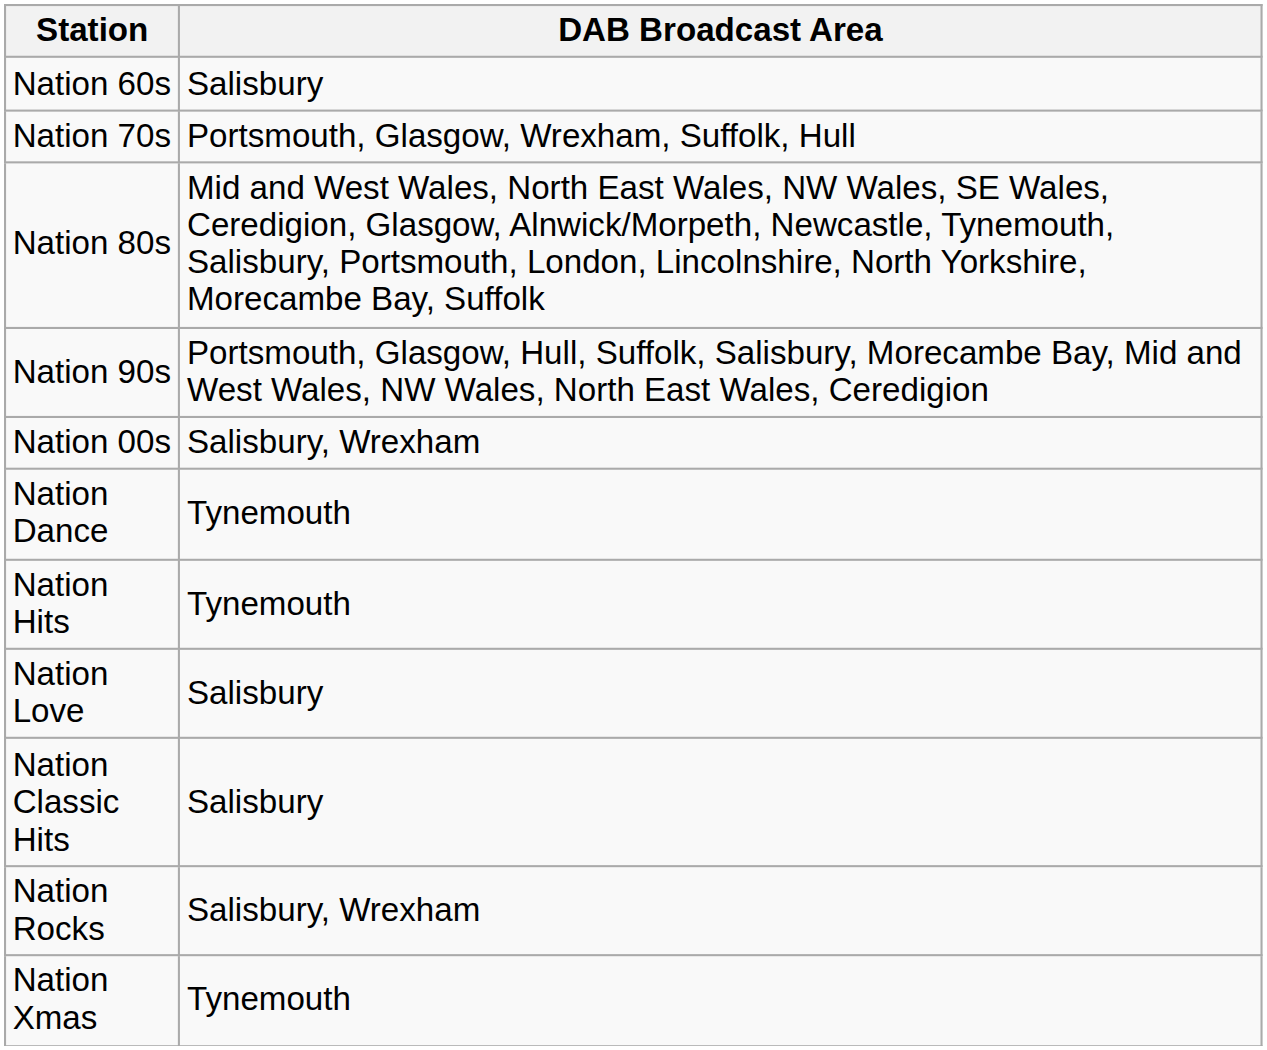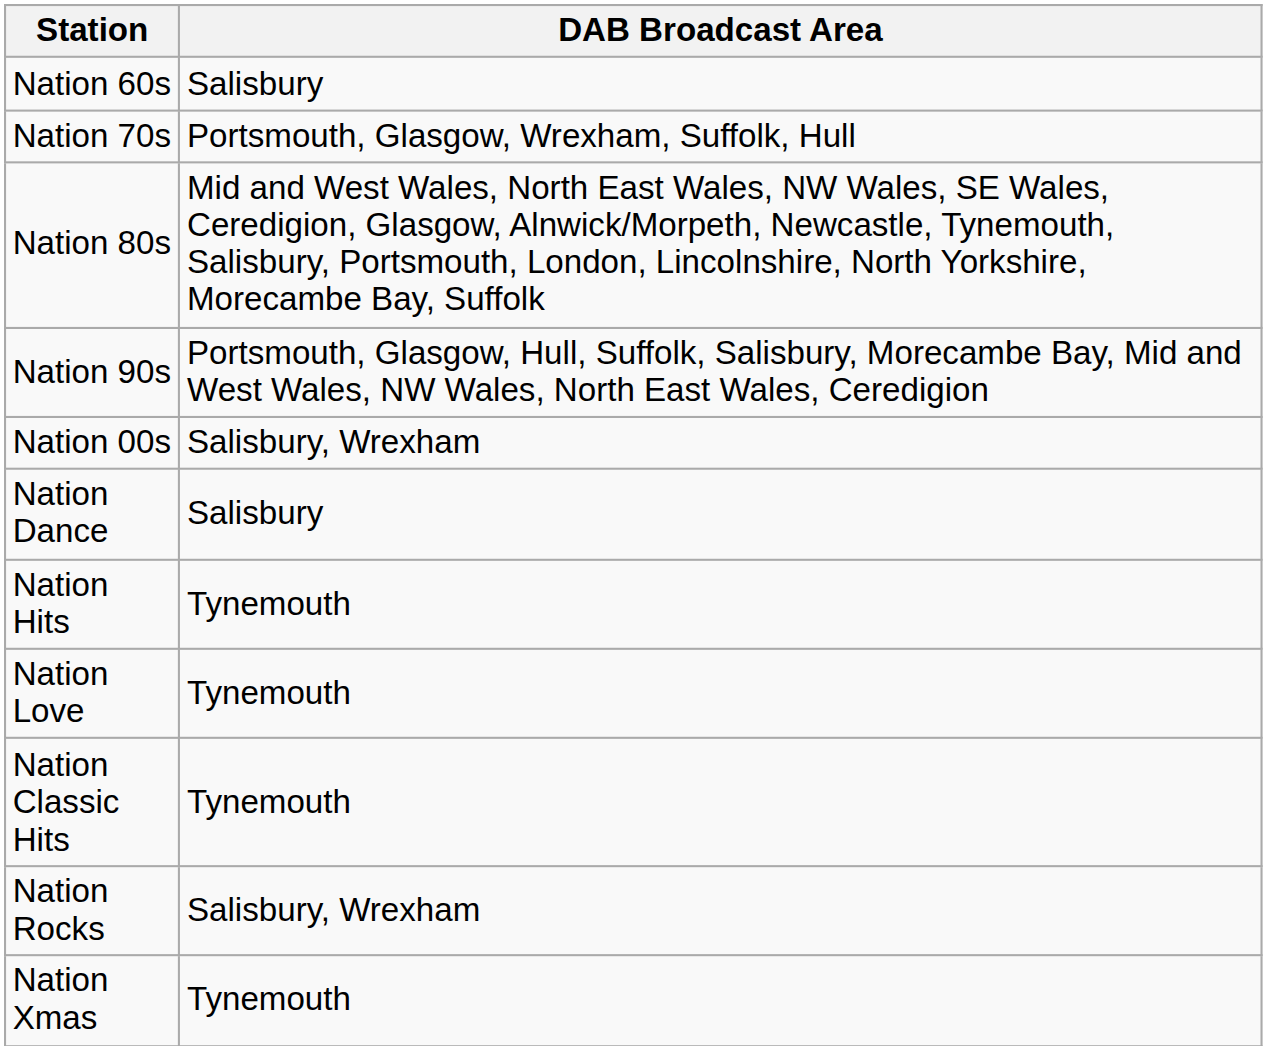(269, 513) Tynemouth -> (255, 513) Salisbury
(255, 693) Salisbury -> (269, 693) Tynemouth
(255, 801) Salisbury -> (269, 801) Tynemouth
